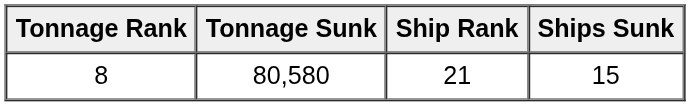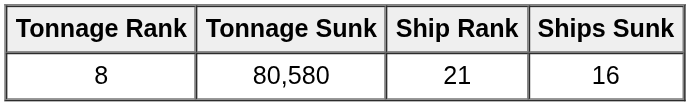(606, 75) 15 -> (606, 75) 16
